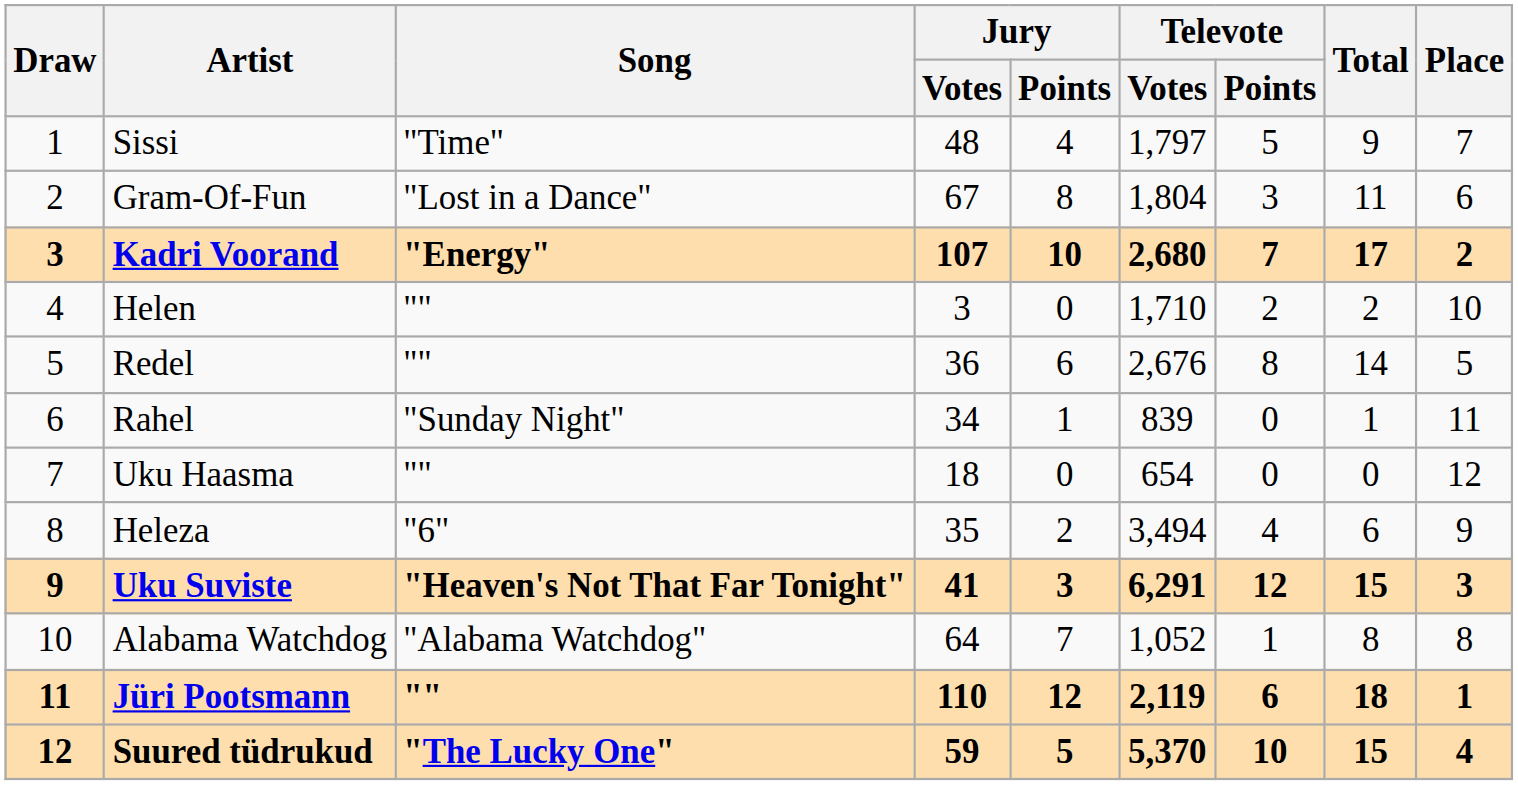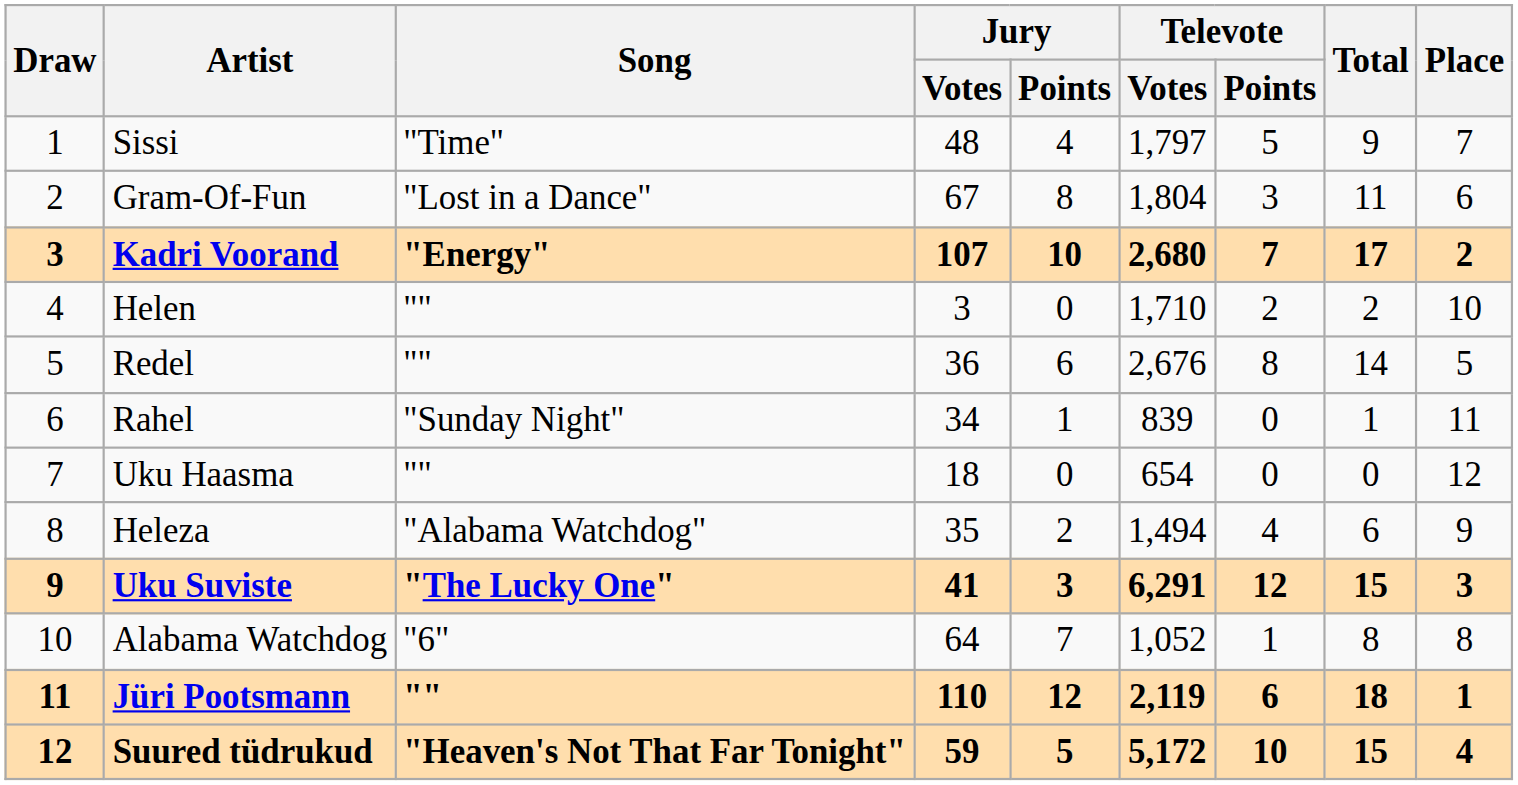(426, 530) "6" -> (555, 530) "Alabama Watchdog"
(1167, 530) 3,494 -> (1167, 530) 1,494
(655, 585) "Heaven's Not That Far Tonight" -> (539, 585) "The Lucky One"
(555, 640) "Alabama Watchdog" -> (426, 640) "6"
(539, 751) "The Lucky One" -> (655, 751) "Heaven's Not That Far Tonight"
(1167, 751) 5,370 -> (1167, 751) 5,172
